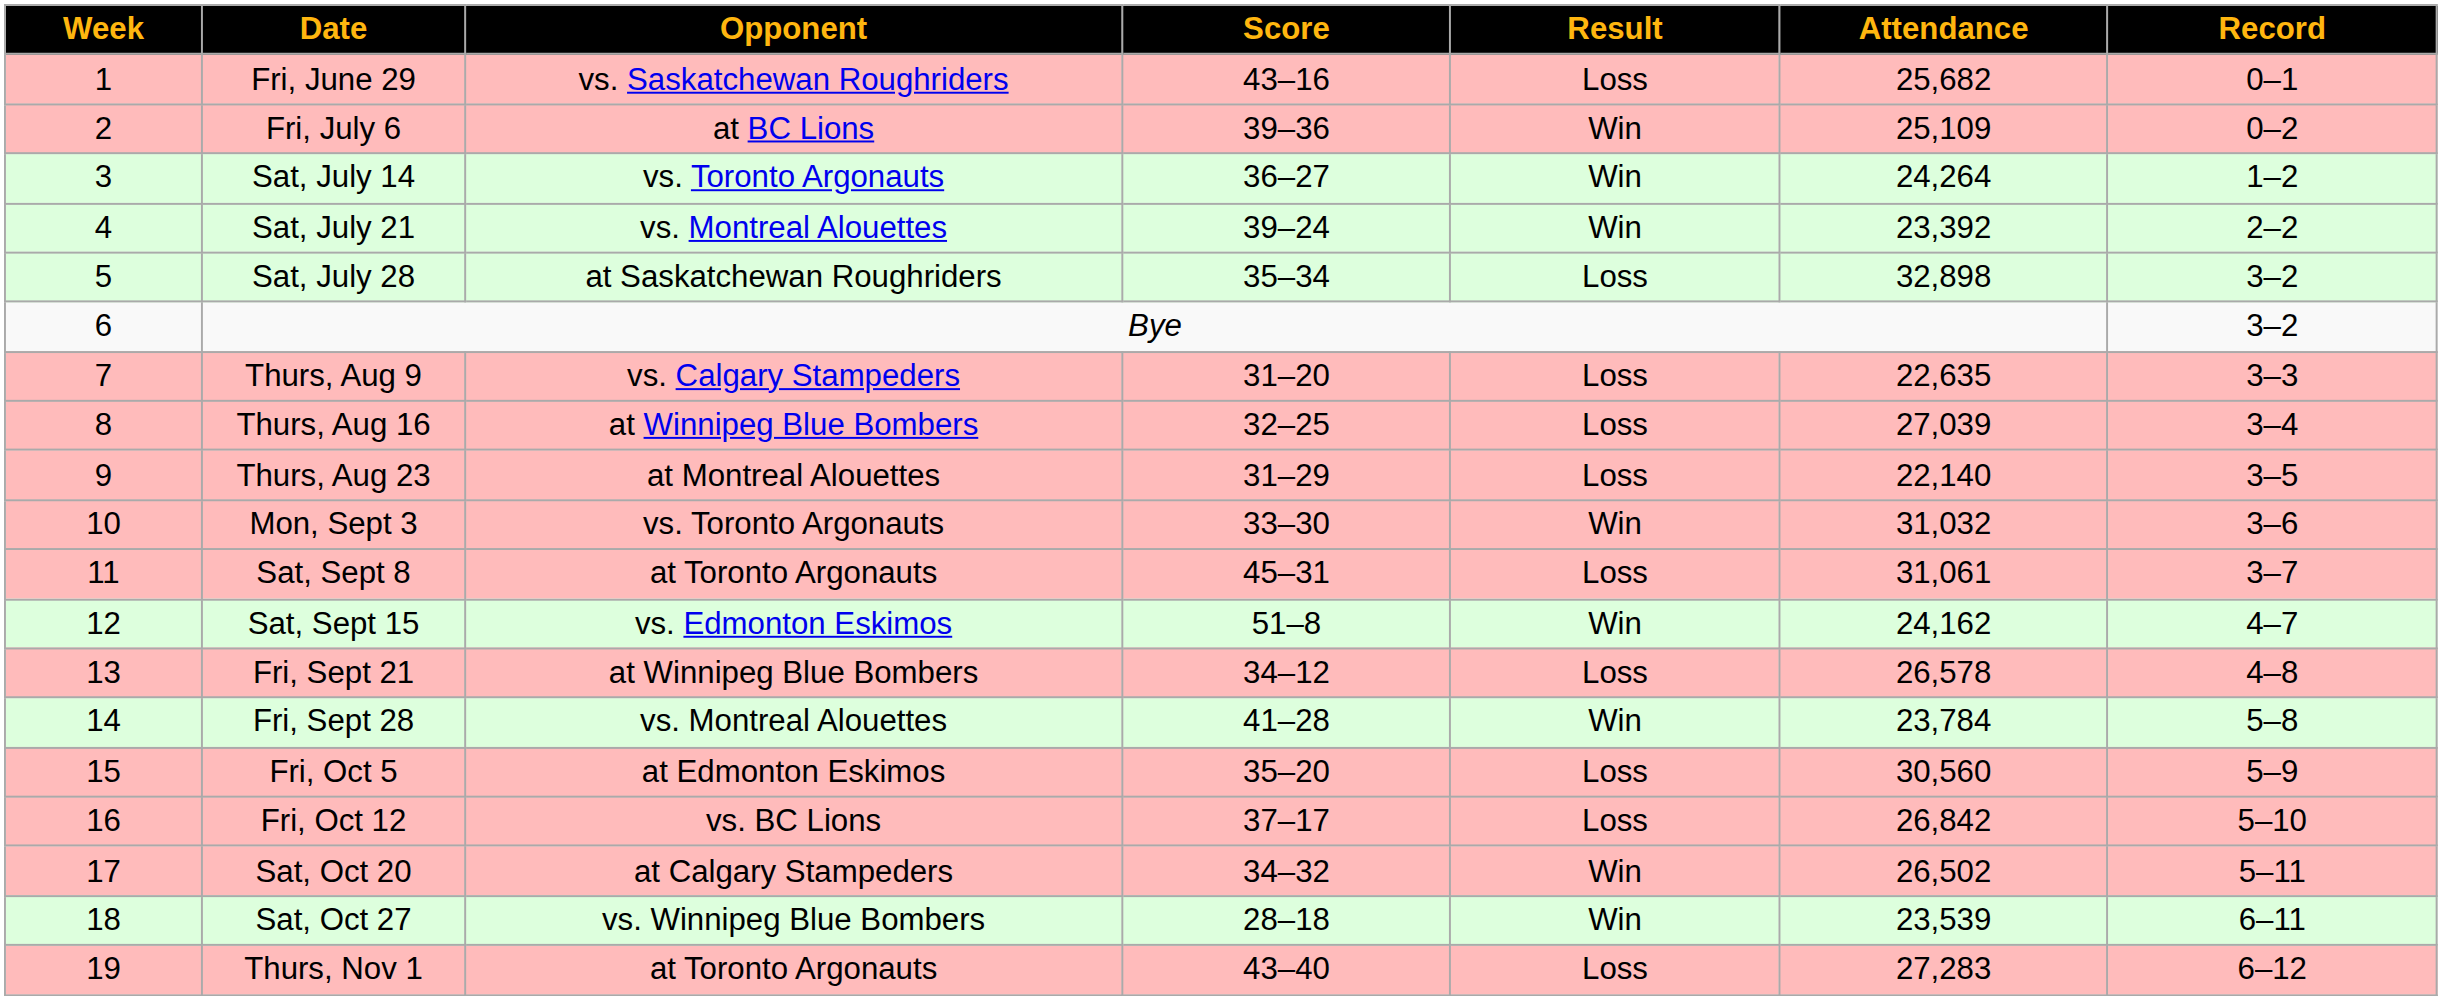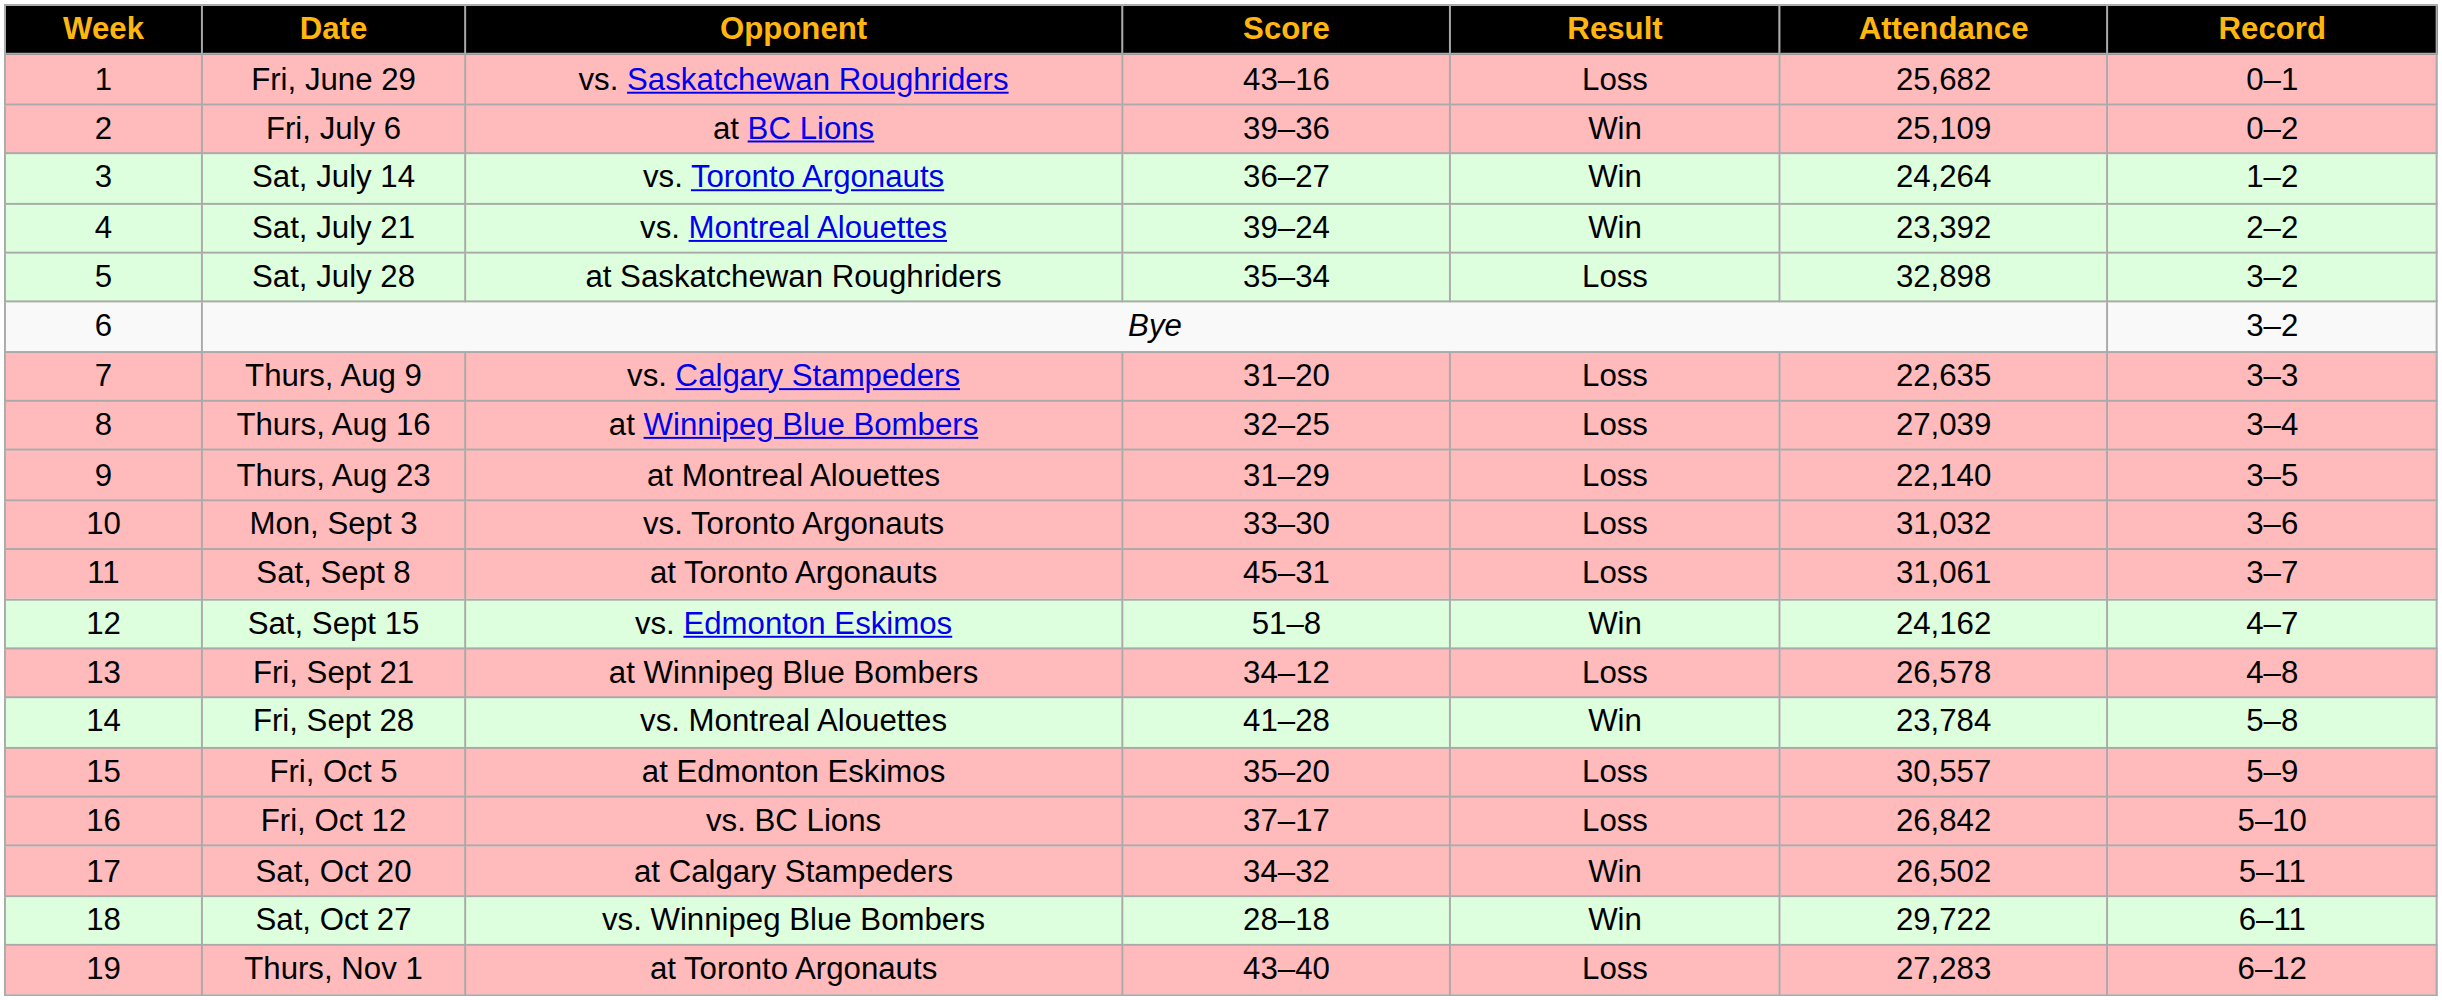(1615, 524) Win -> (1615, 524) Loss
(1944, 771) 30,560 -> (1944, 771) 30,557
(1944, 919) 23,539 -> (1944, 919) 29,722
